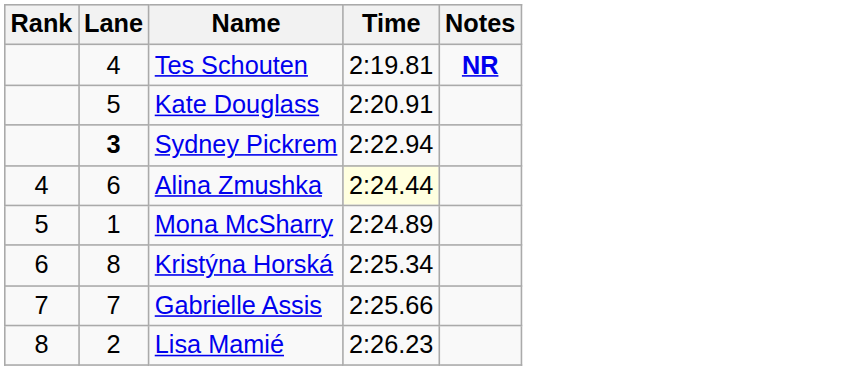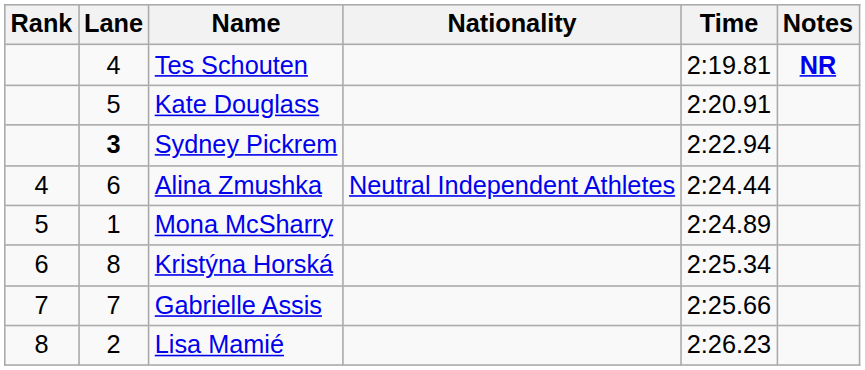+ column: (512, 24)
(391, 184) lightyellow background -> (729, 184) no background
